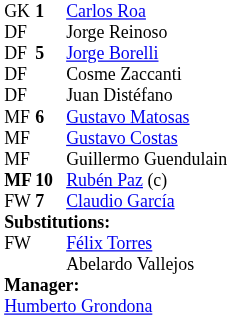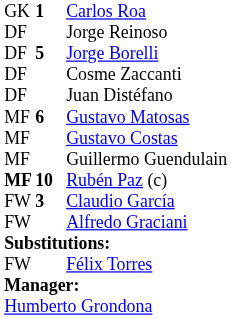(40, 201) 7 -> (40, 201) 3
+ row: (127, 222)
- row: (130, 264)
